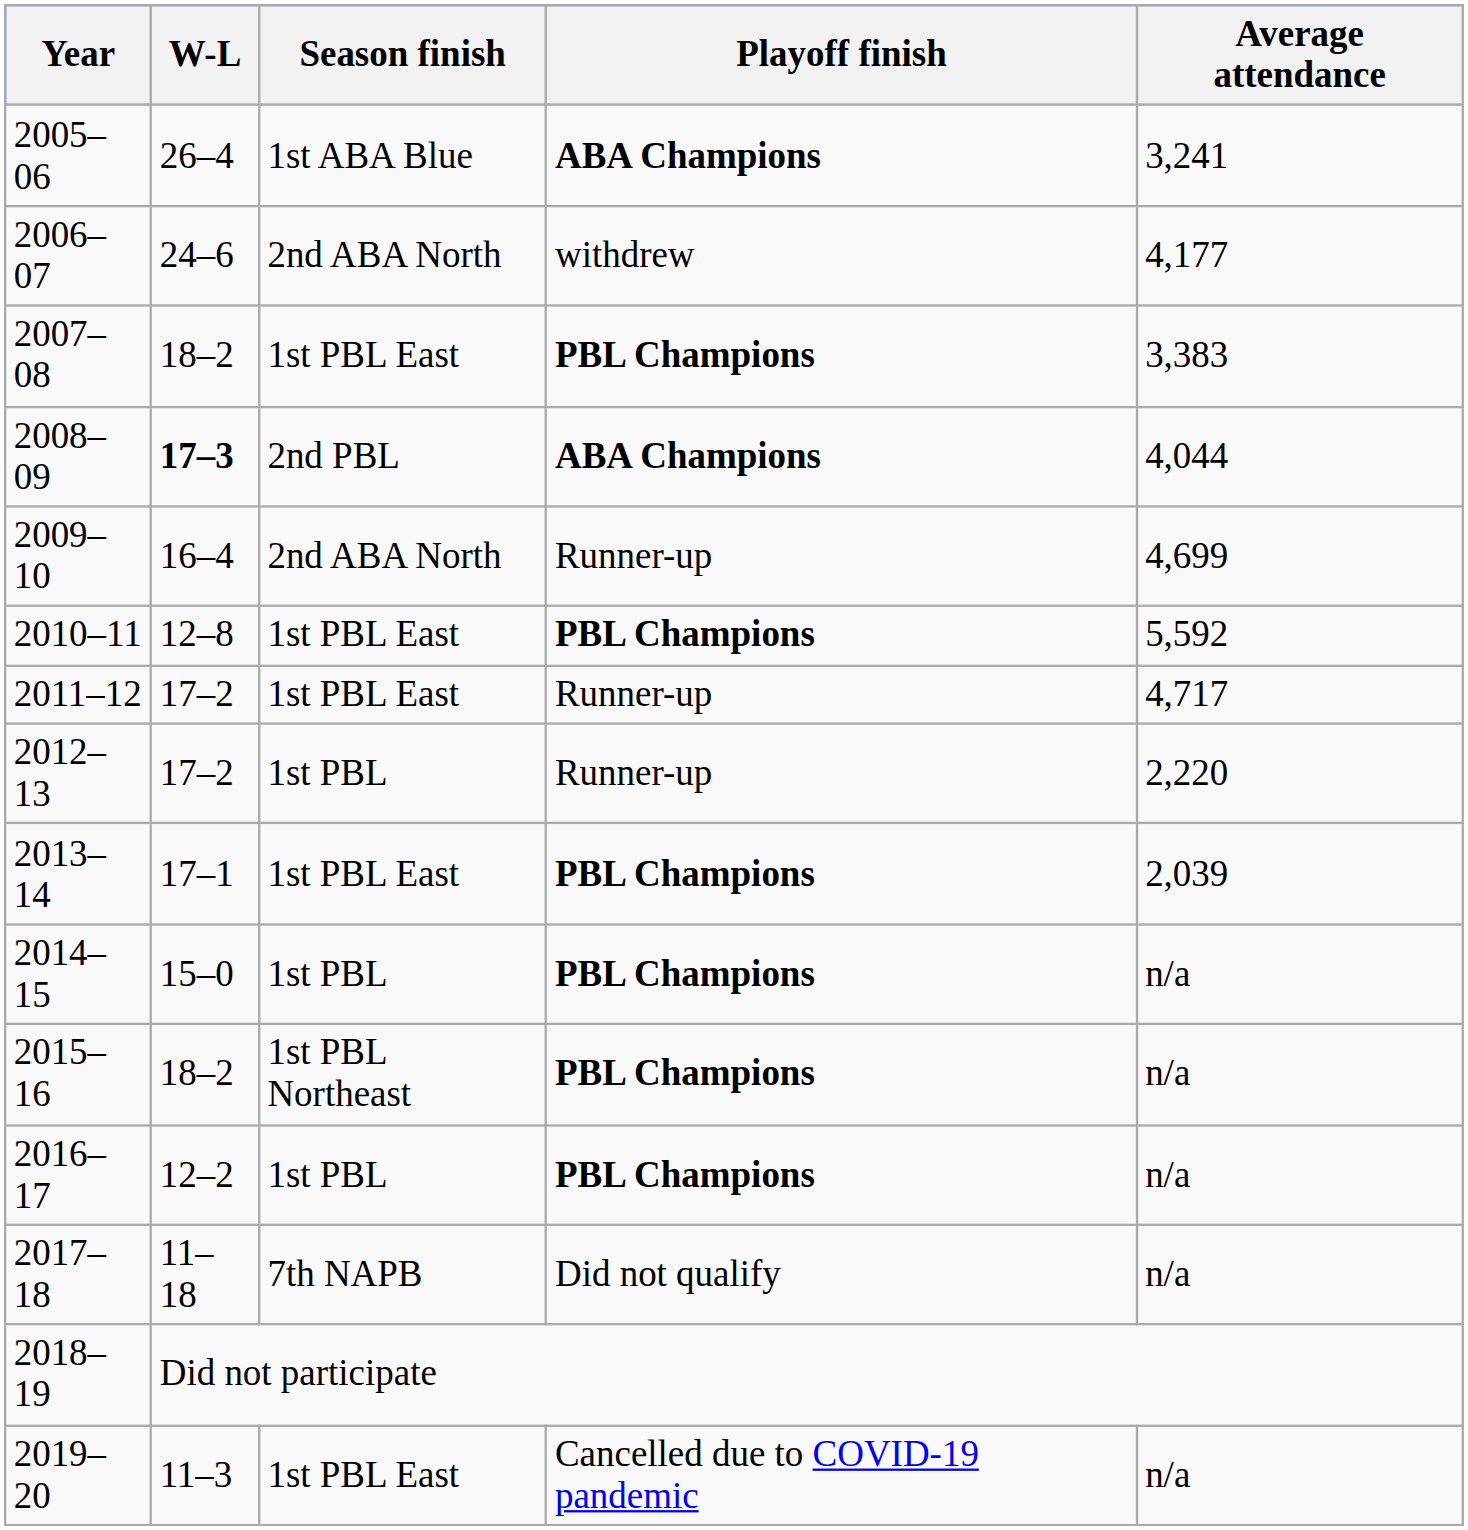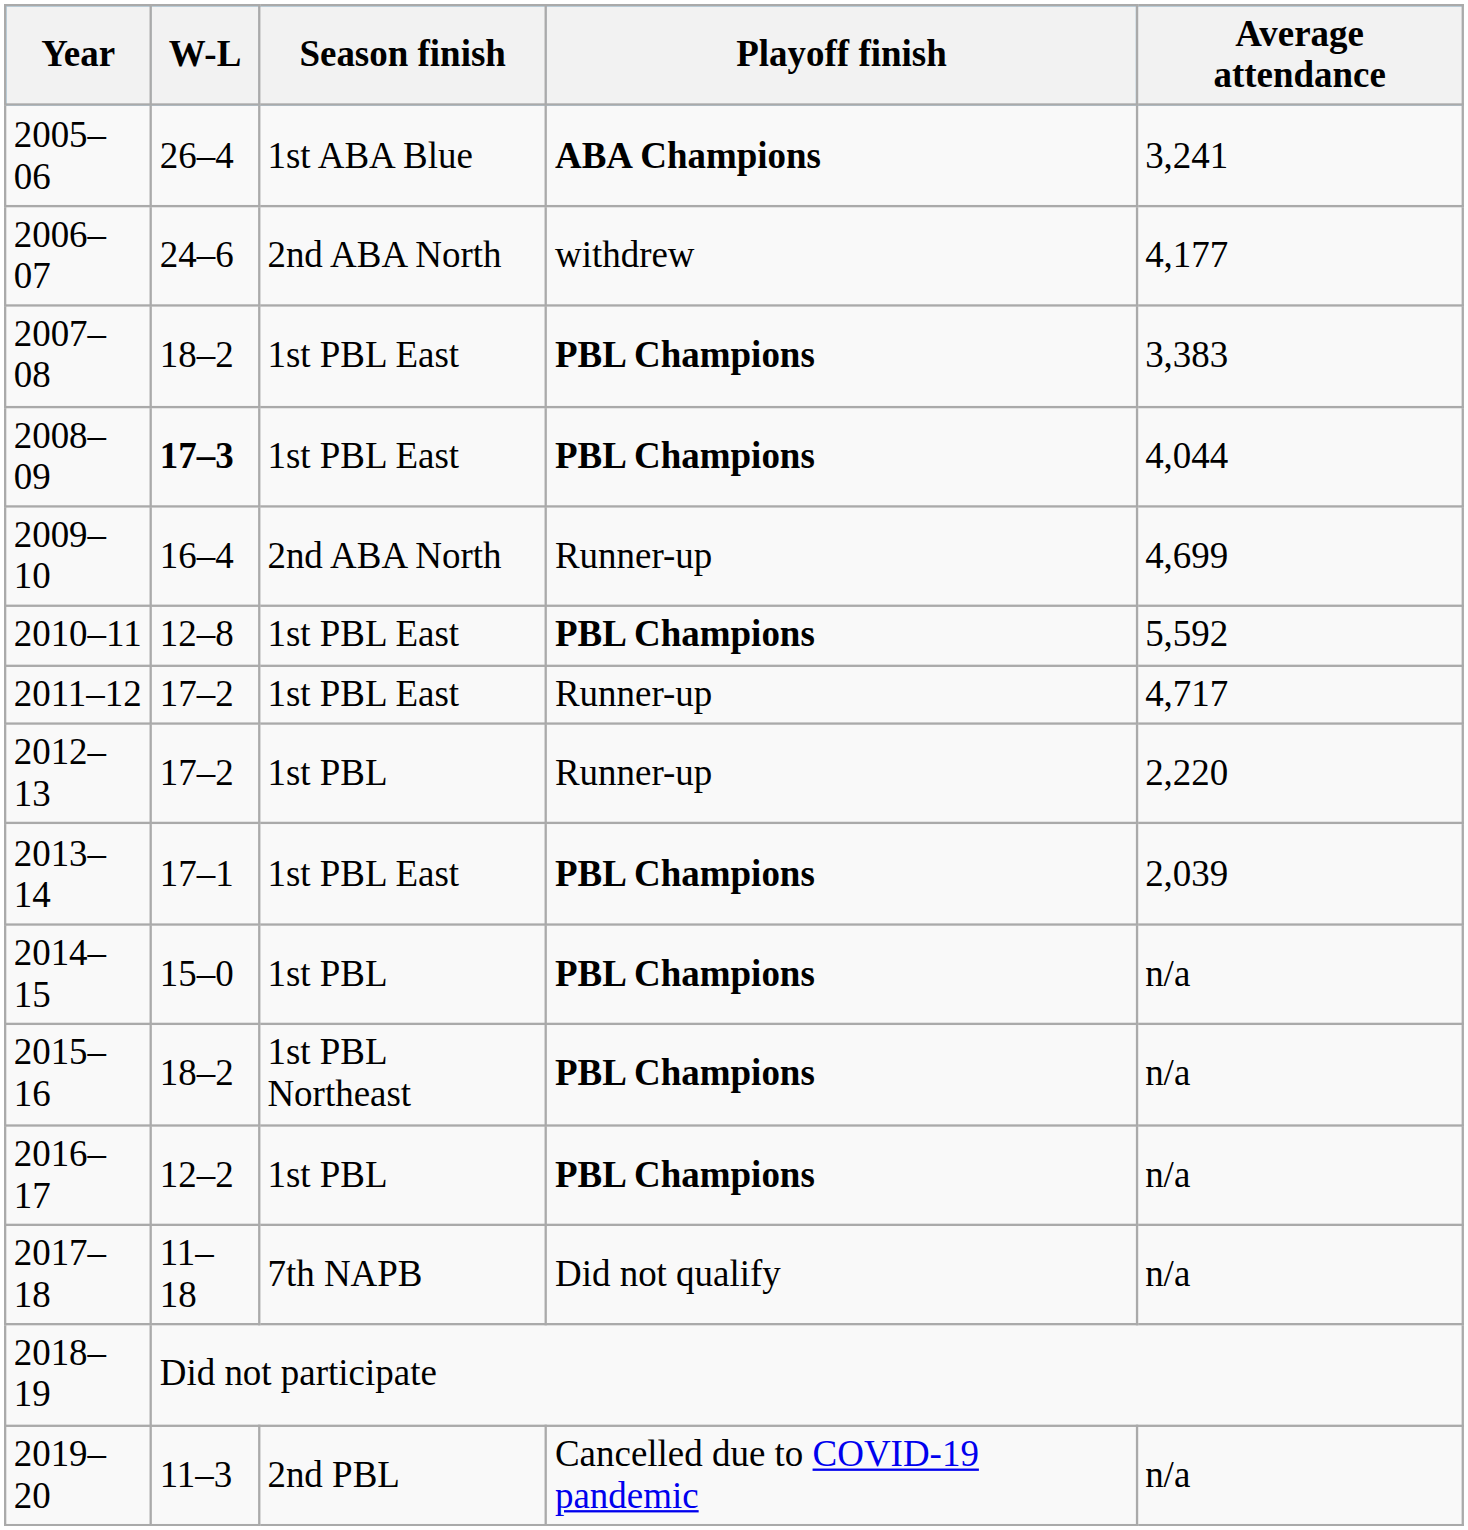(334, 455) 2nd PBL -> (363, 455) 1st PBL East
(688, 455) ABA Champions -> (685, 455) PBL Champions
(363, 1474) 1st PBL East -> (334, 1474) 2nd PBL
